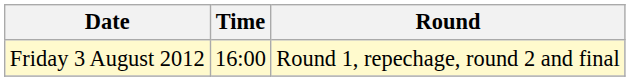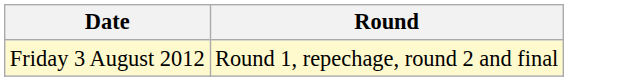- column: (240, 22)
